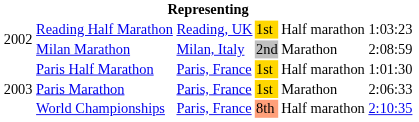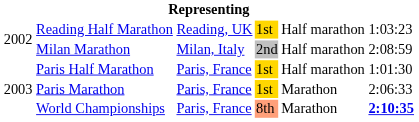(309, 49) Marathon -> (323, 49) Half marathon
(323, 108) Half marathon -> (309, 108) Marathon
(390, 108) normal -> (391, 108) bold
